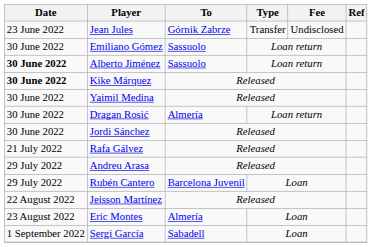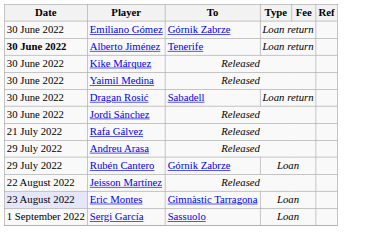- row: (111, 30)
(187, 47) Sassuolo -> (199, 30) Górnik Zabrze
(187, 64) Sassuolo -> (185, 47) Tenerife
(37, 81) bold -> (35, 64) normal
(185, 115) Almería -> (186, 98) Sabadell
(206, 183) Barcelona Juvenil -> (199, 166) Górnik Zabrze
(41, 217) no background -> (41, 200) lavender background
(185, 217) Almería -> (213, 200) Gimnàstic Tarragona
(186, 234) Sabadell -> (187, 217) Sassuolo
